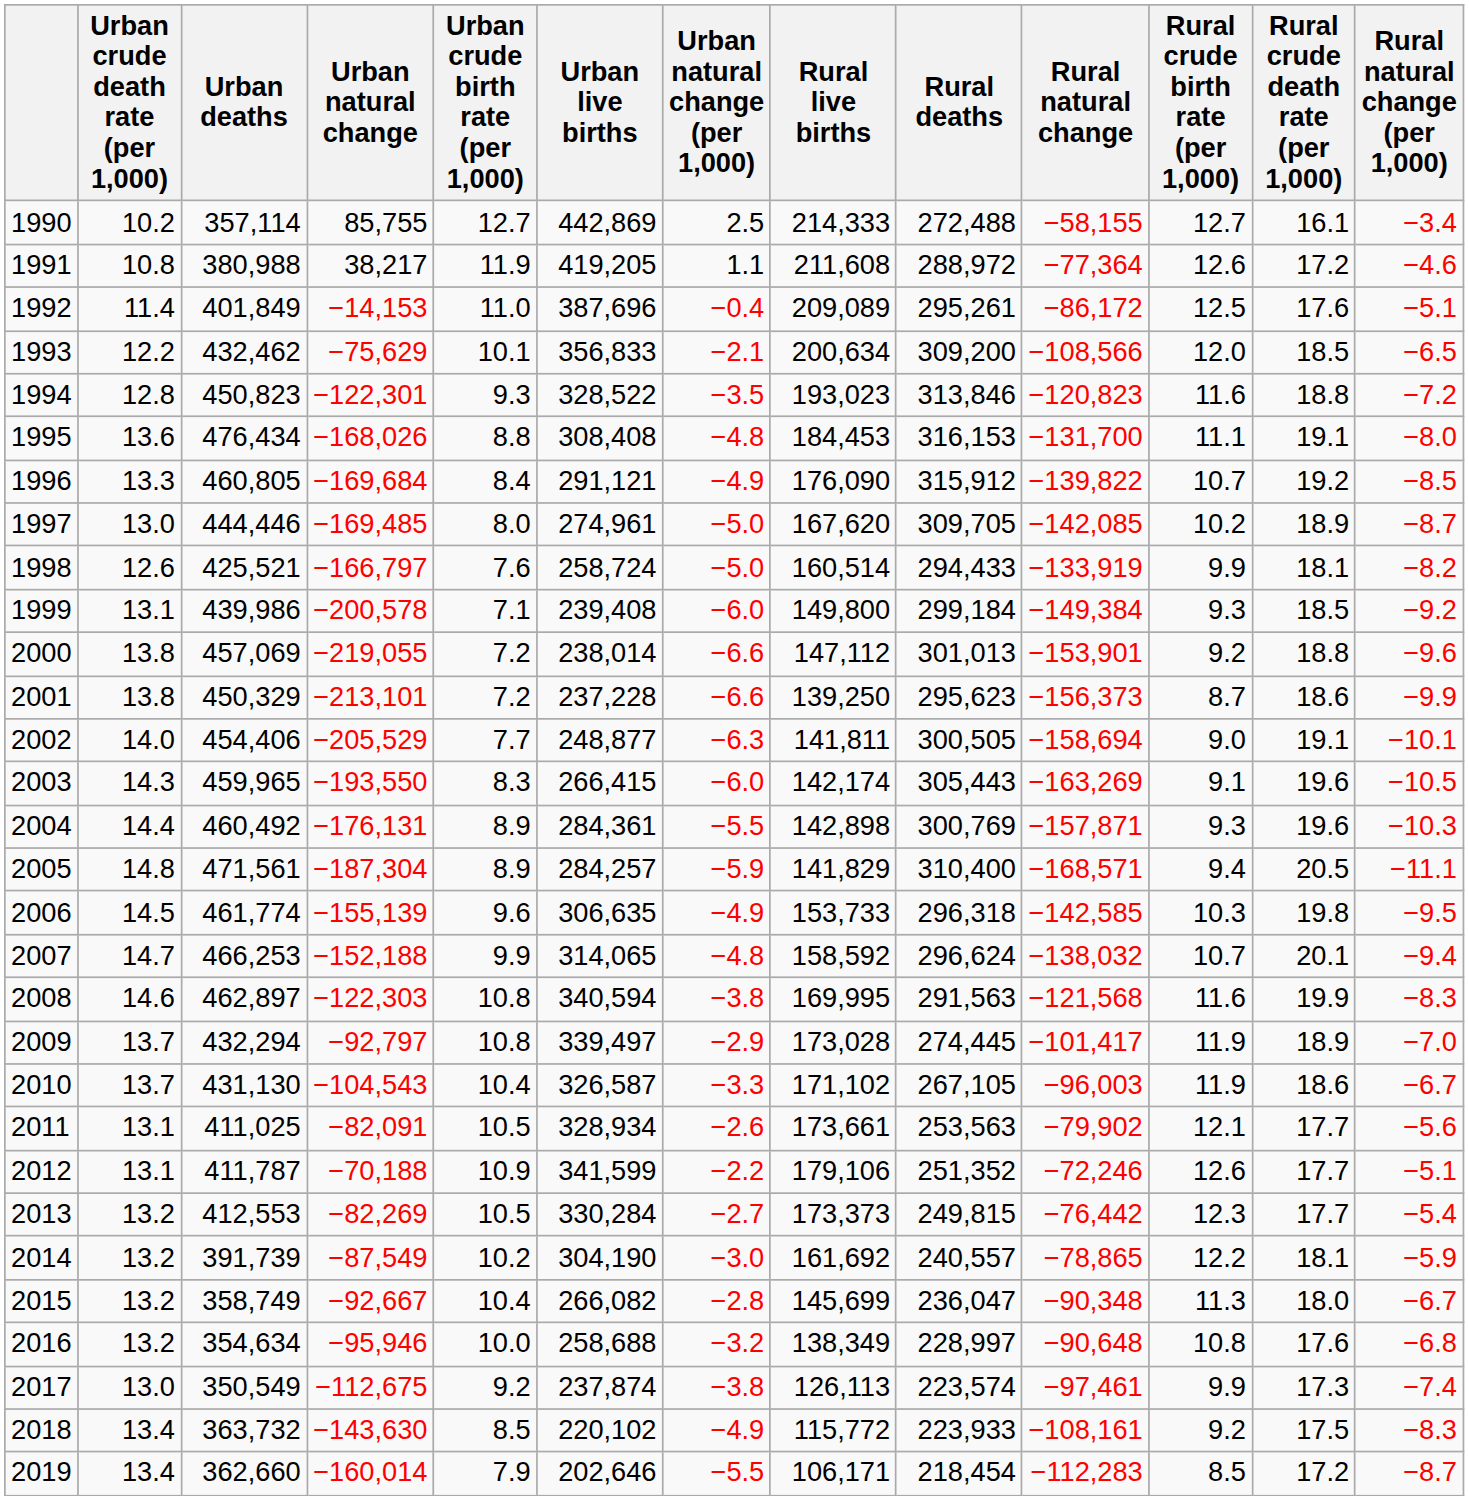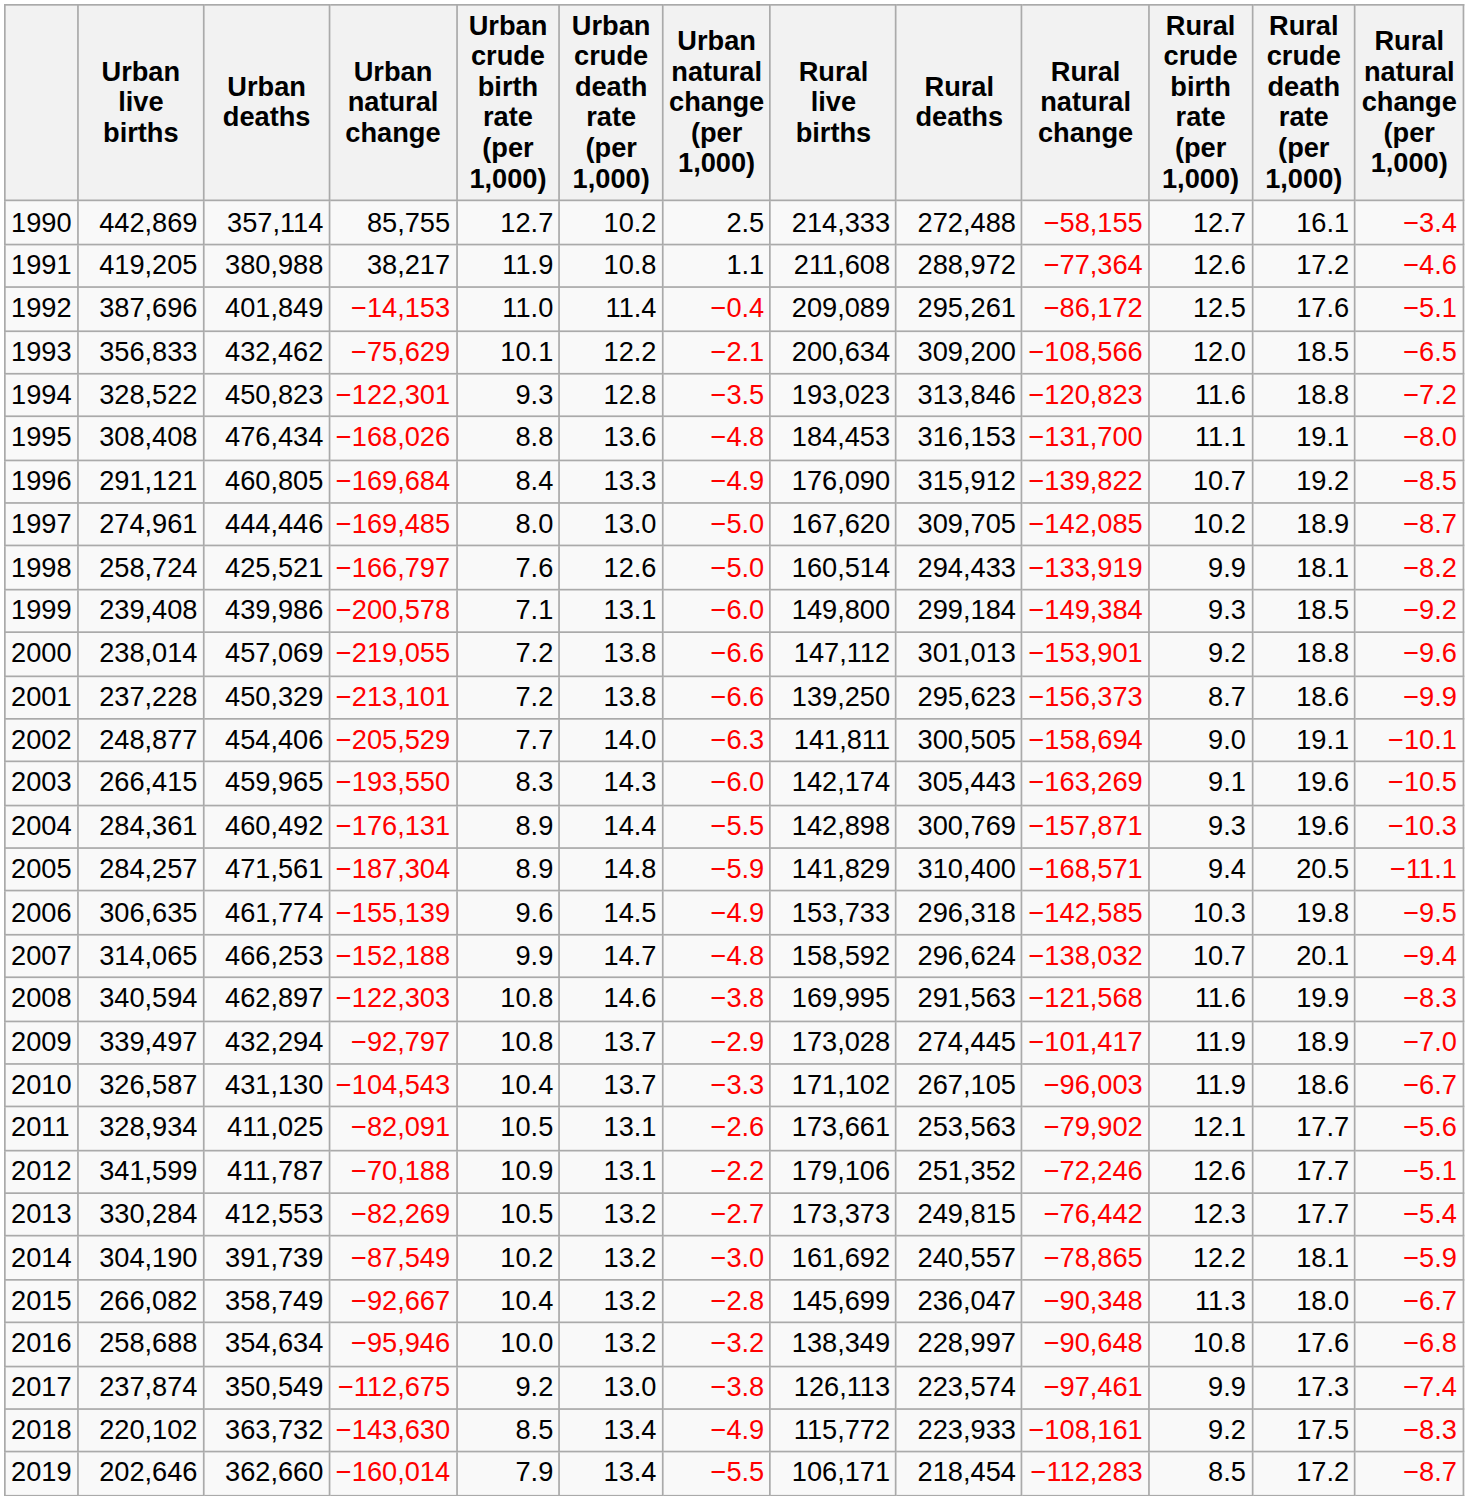columns swapped: (600, 102) <-> (129, 102)
